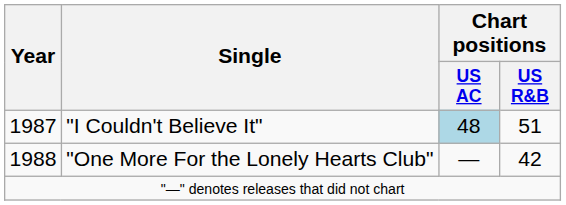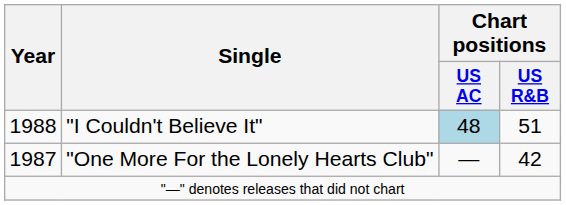(33, 126) 1987 -> (33, 126) 1988
(33, 159) 1988 -> (33, 159) 1987
